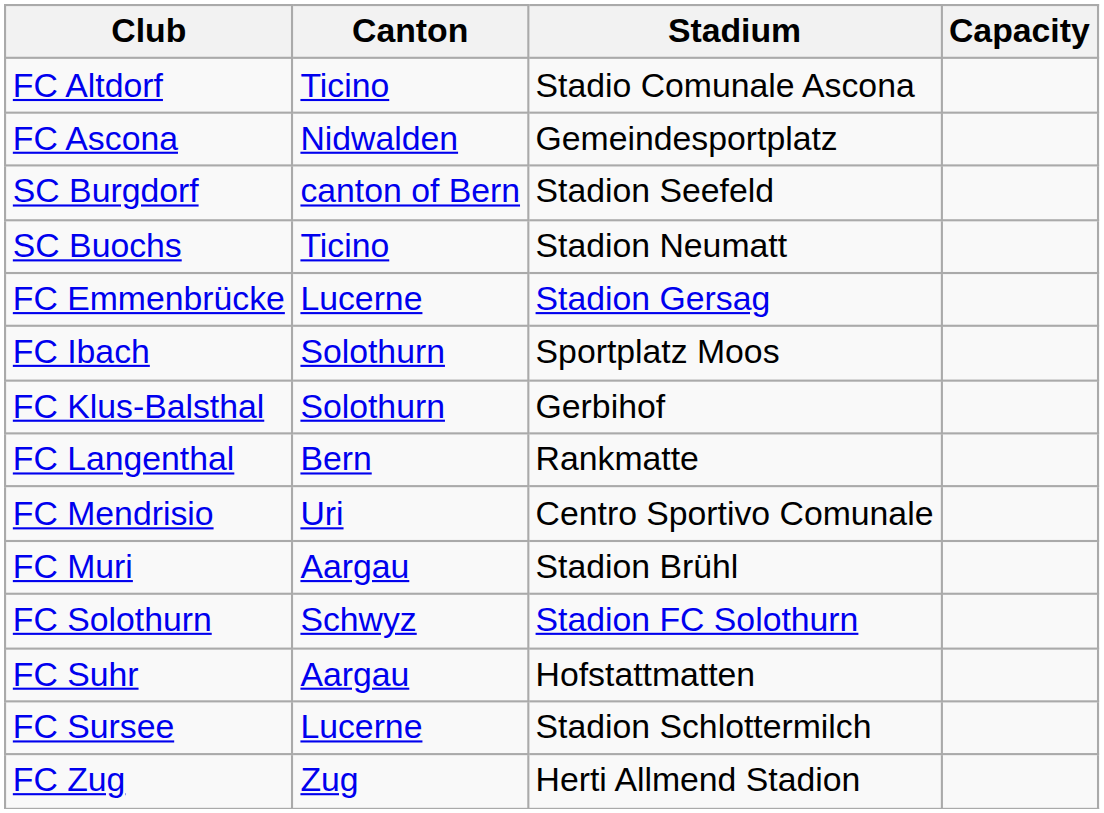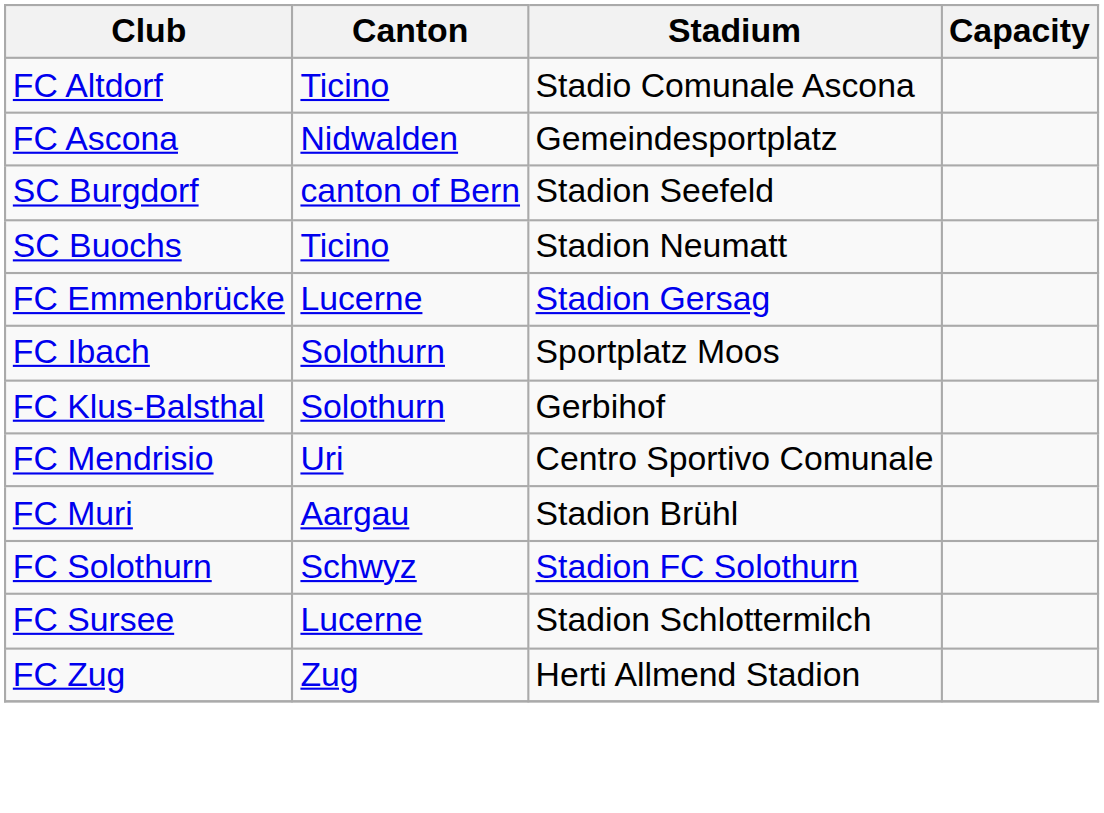- row: (124, 459)
- row: (76, 673)
